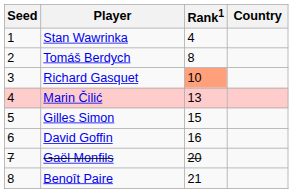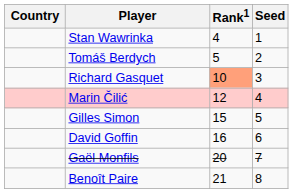columns swapped: (258, 16) <-> (22, 16)
(191, 58) 8 -> (216, 58) 5
(194, 98) 13 -> (220, 98) 12
